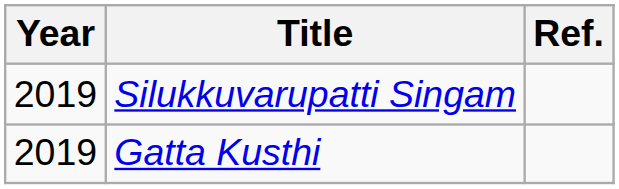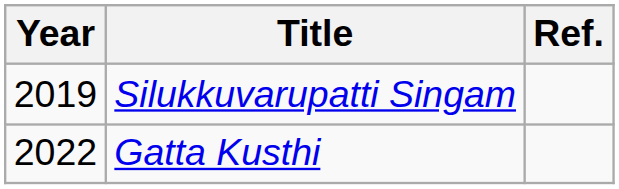(55, 152) 2019 -> (55, 152) 2022
